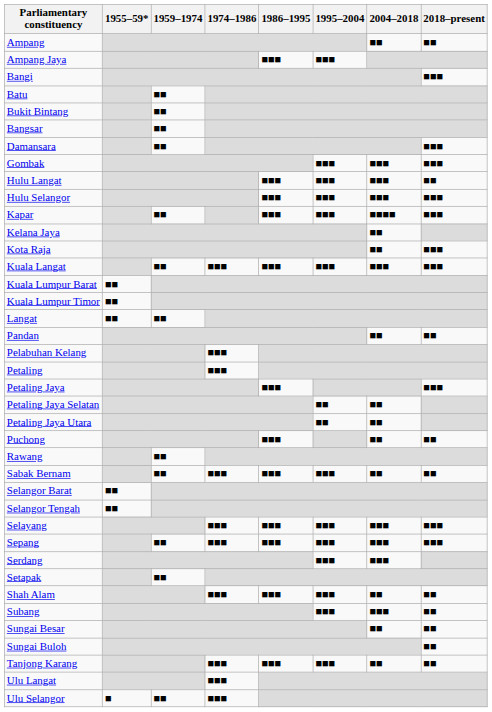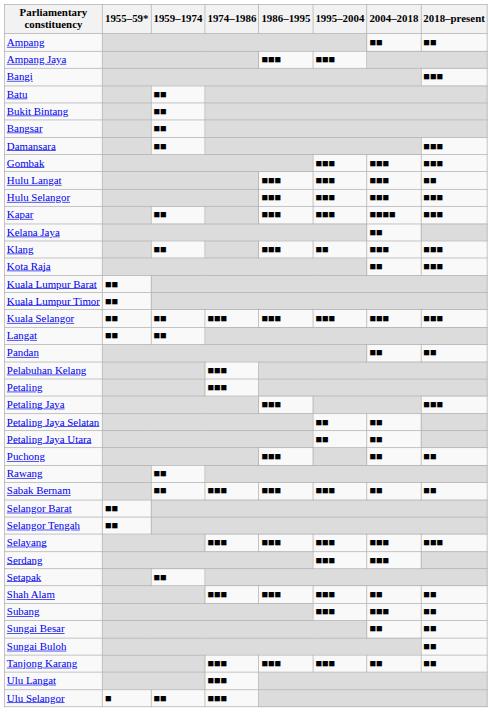+ row: (20, 249)
- row: (36, 266)
+ row: (41, 318)
- row: (23, 543)
